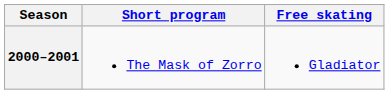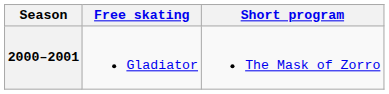columns swapped: (174, 15) <-> (324, 15)
